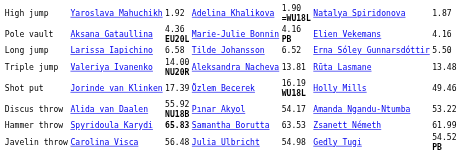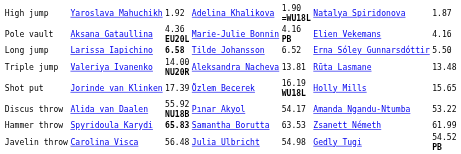(175, 51) normal -> (175, 51) bold
(444, 88) 49.46 -> (444, 88) 15.65
